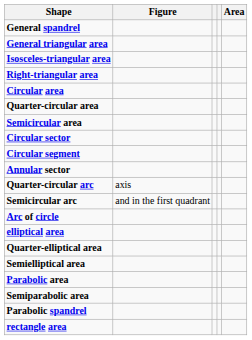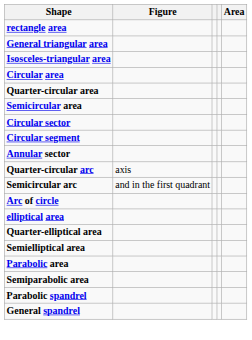rows swapped: (37, 327) <-> (43, 28)
- row: (52, 75)
